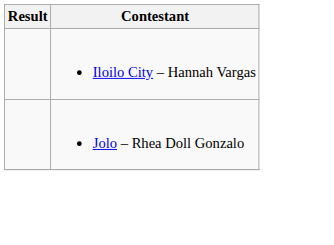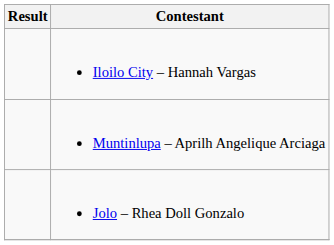+ row: (190, 143)
